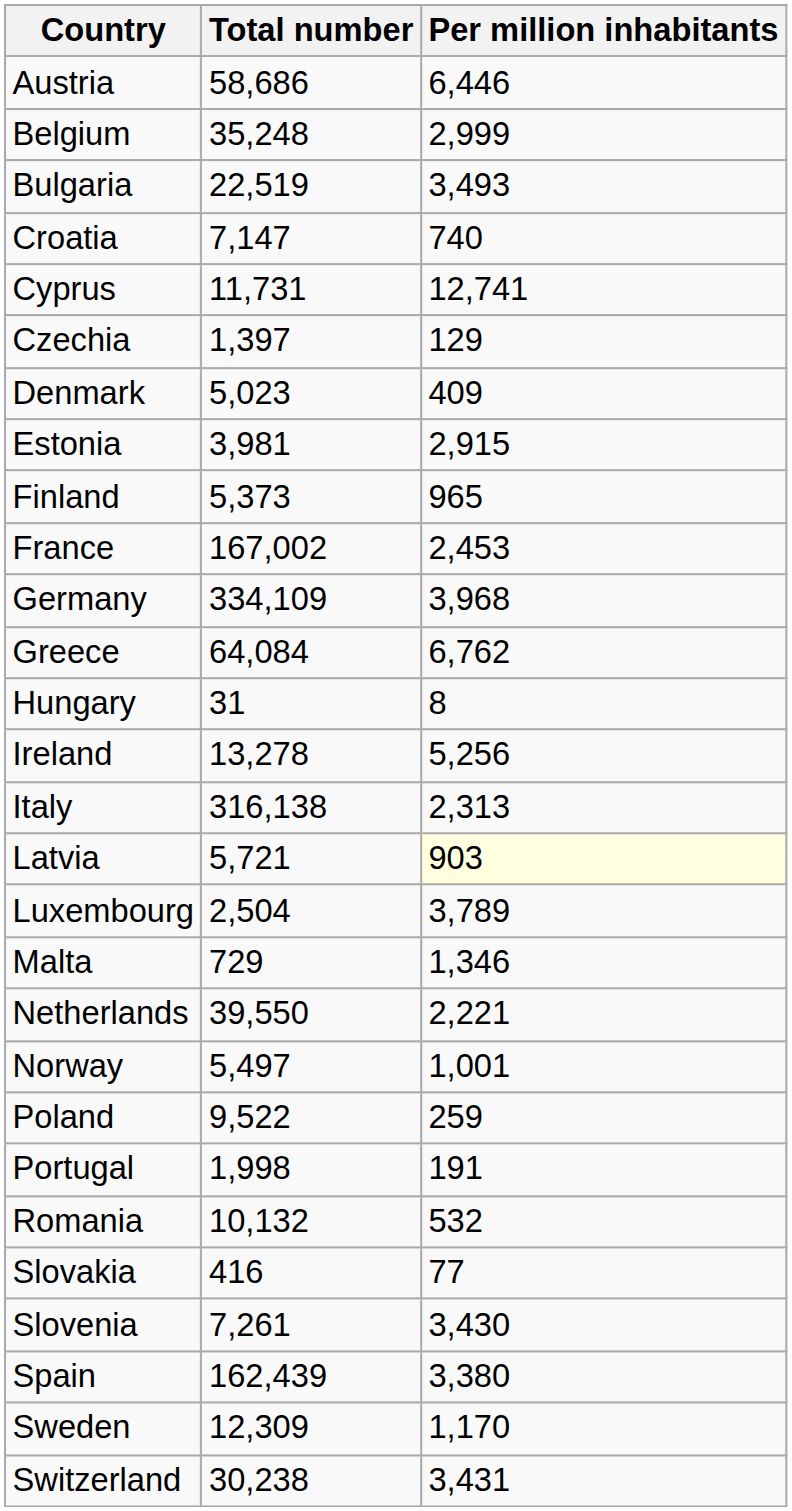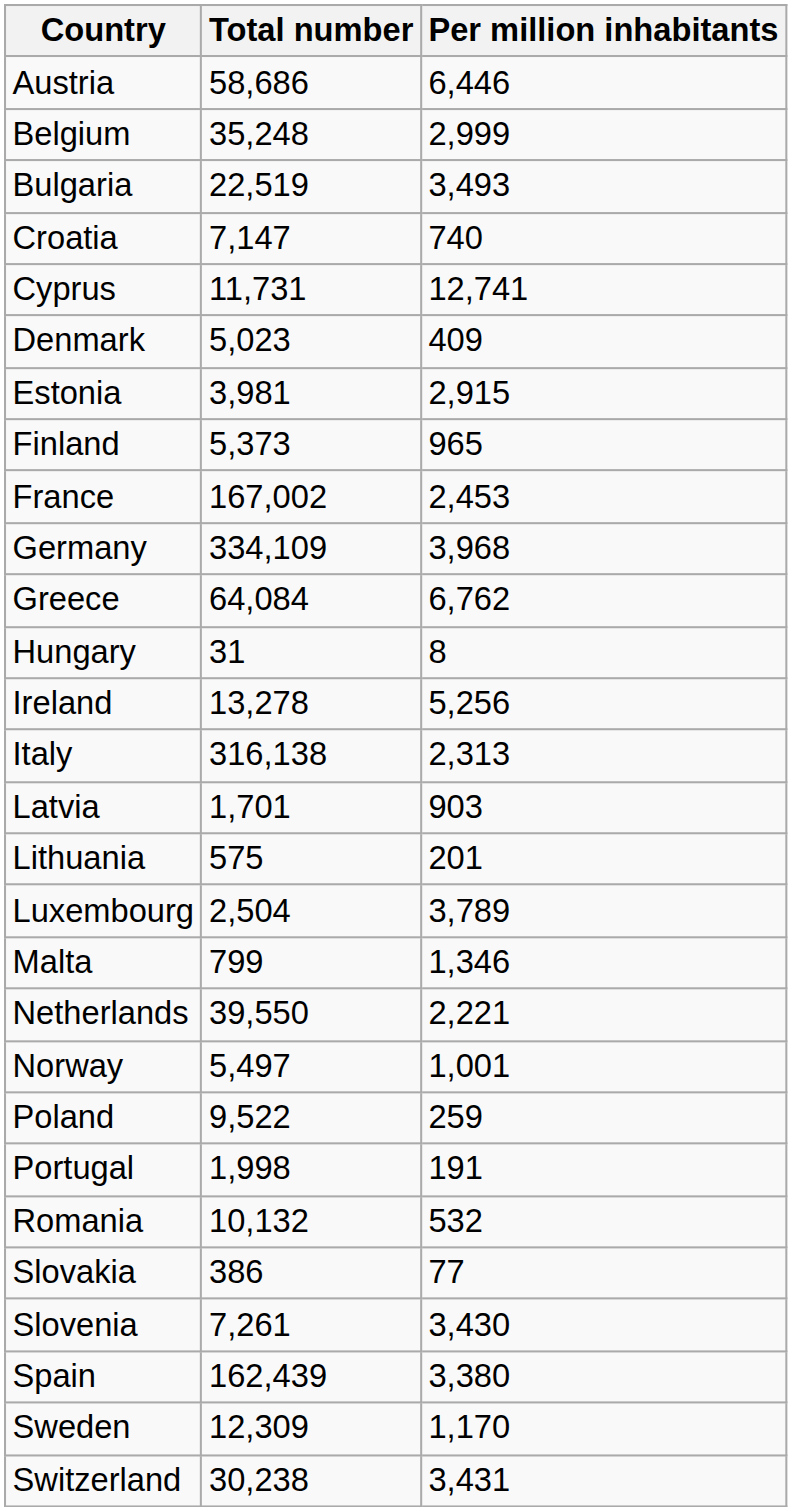- row: (72, 340)
(250, 858) 5,721 -> (250, 806) 1,701
(456, 858) lightyellow background -> (456, 806) no background
+ row: (79, 858)
(236, 962) 729 -> (236, 962) 799
(236, 1272) 416 -> (236, 1272) 386
